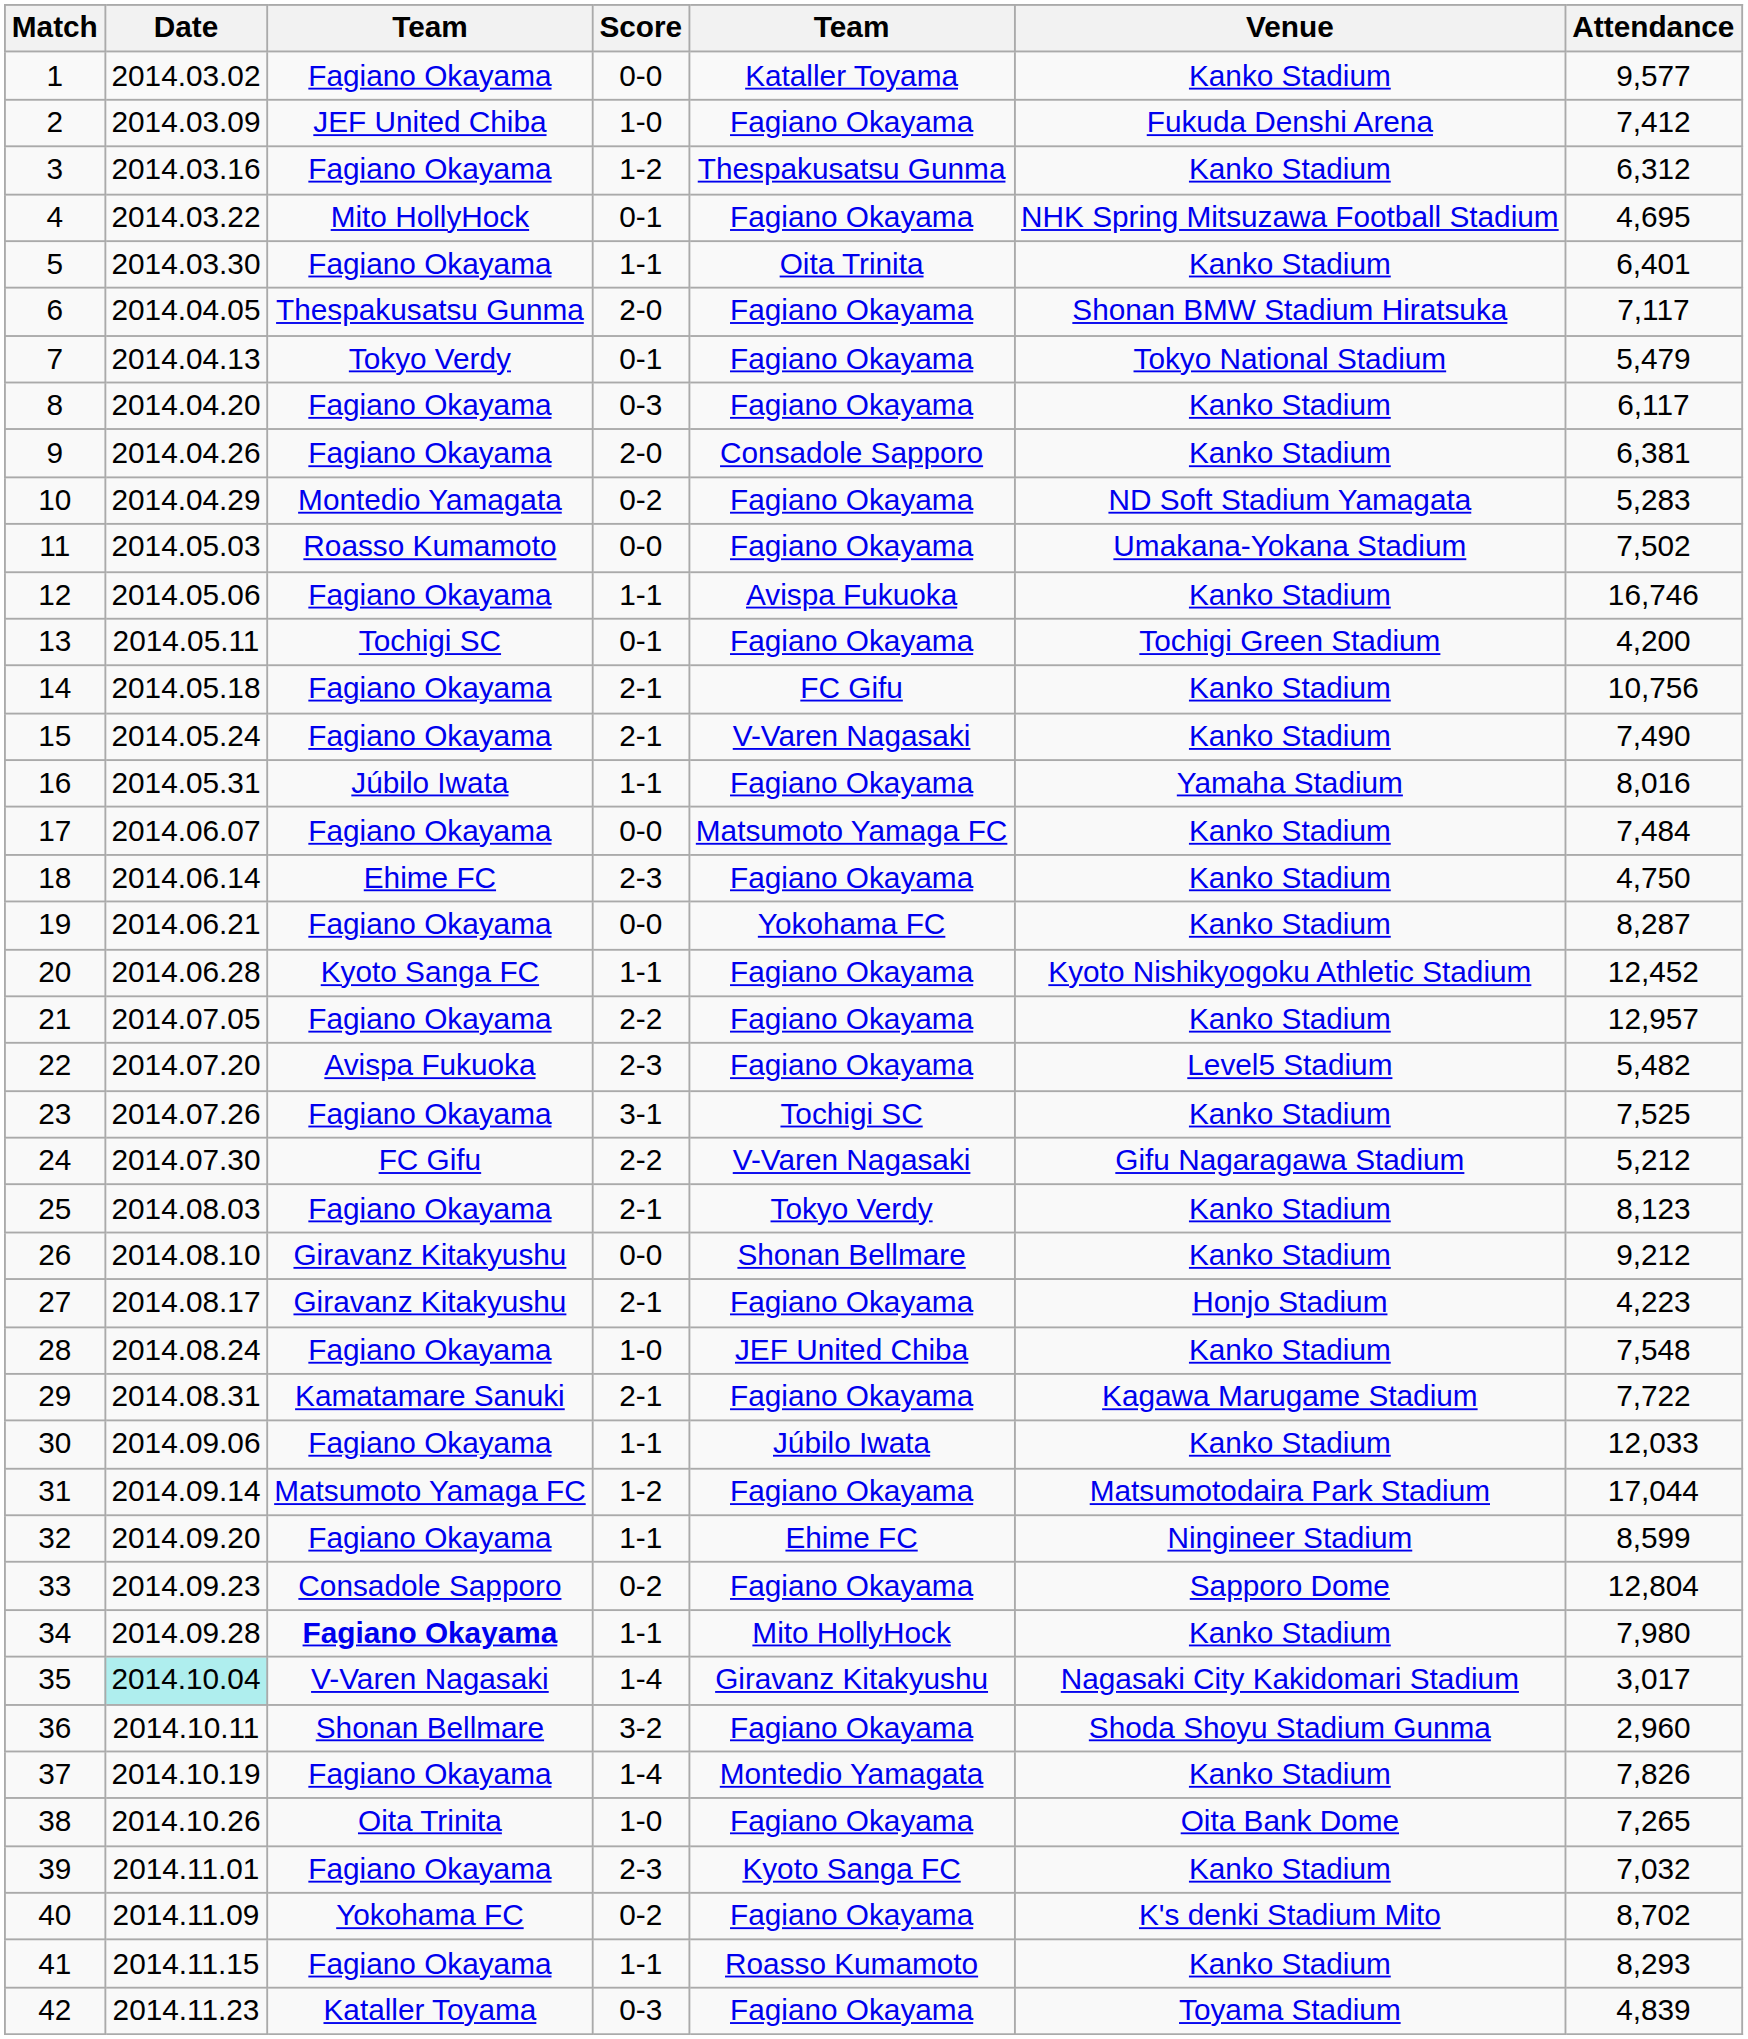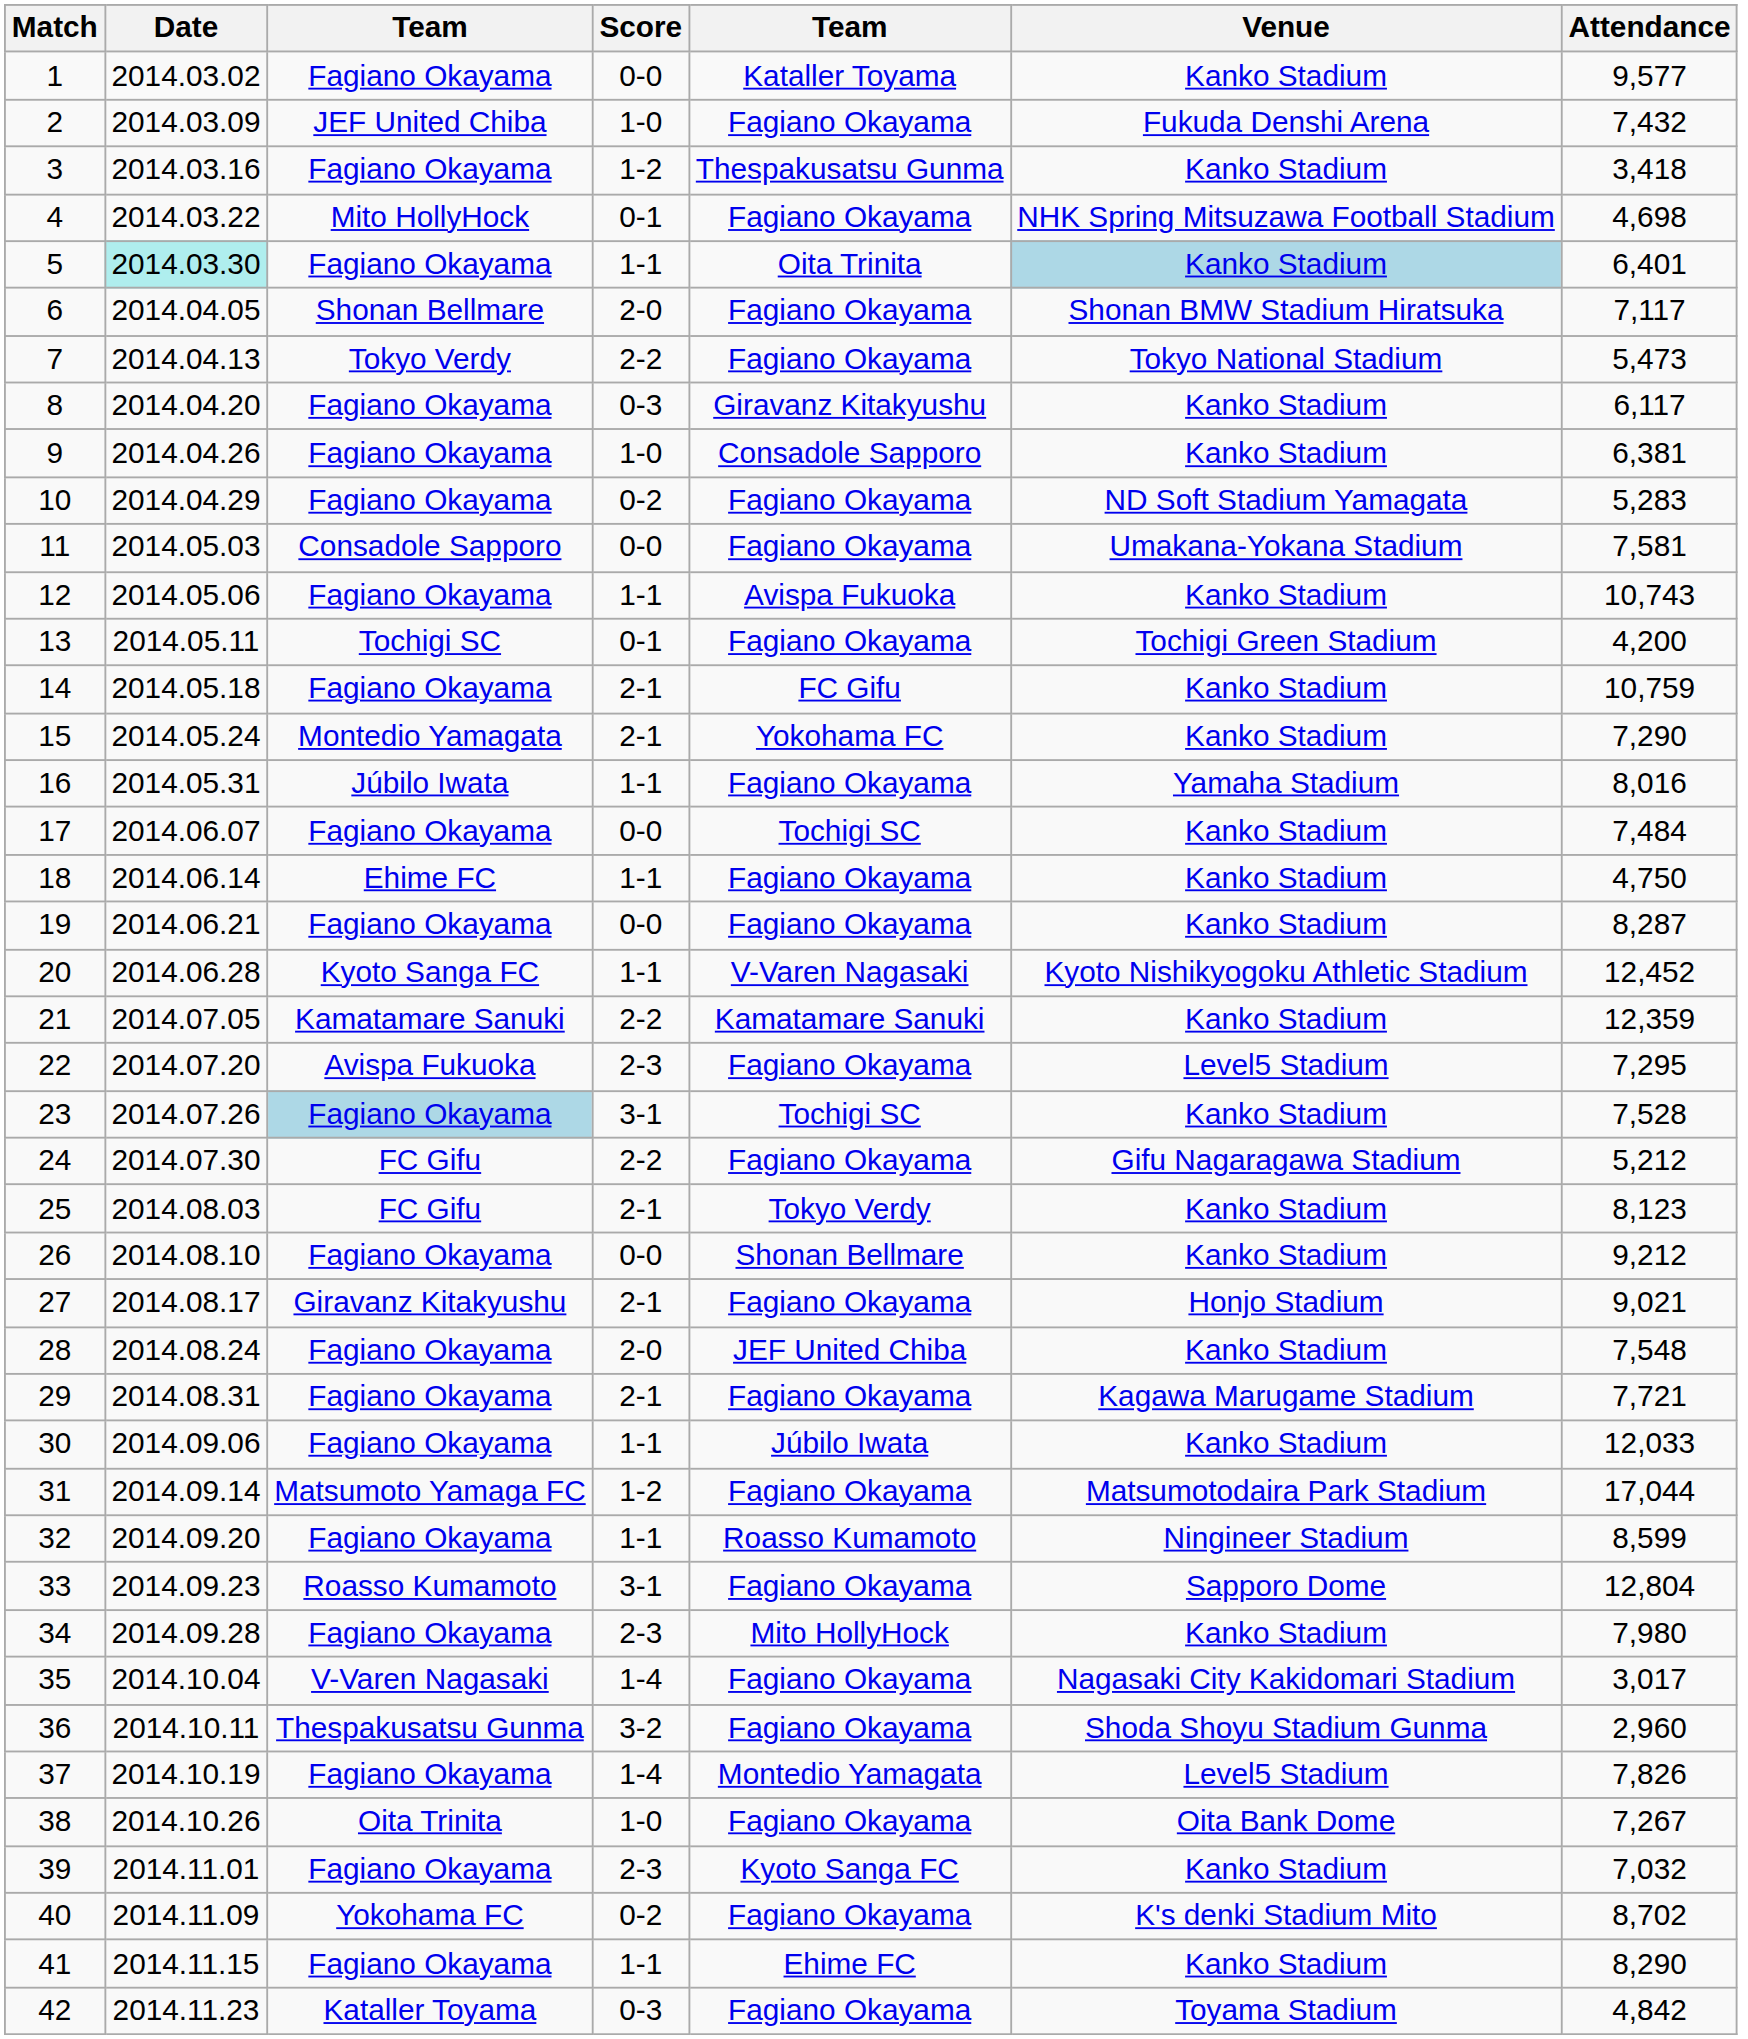(1653, 122) 7,412 -> (1650, 122) 7,432
(1653, 169) 6,312 -> (1650, 169) 3,418
(1653, 216) 4,695 -> (1650, 216) 4,698
(186, 264) no background -> (186, 264) paleturquoise background
(1290, 264) no background -> (1286, 264) lightblue background
(430, 311) Thespakusatsu Gunma -> (430, 311) Shonan Bellmare
(641, 358) 0-1 -> (641, 358) 2-2
(1653, 358) 5,479 -> (1650, 358) 5,473
(852, 405) Fagiano Okayama -> (850, 405) Giravanz Kitakyushu
(641, 452) 2-0 -> (641, 452) 1-0
(430, 500) Montedio Yamagata -> (430, 500) Fagiano Okayama
(430, 547) Roasso Kumamoto -> (430, 547) Consadole Sapporo
(1653, 547) 7,502 -> (1650, 547) 7,581
(1653, 594) 16,746 -> (1650, 594) 10,743
(1653, 688) 10,756 -> (1650, 688) 10,759
(430, 736) Fagiano Okayama -> (430, 736) Montedio Yamagata
(852, 736) V-Varen Nagasaki -> (850, 736) Yokohama FC
(1653, 736) 7,490 -> (1650, 736) 7,290
(852, 830) Matsumoto Yamaga FC -> (850, 830) Tochigi SC
(641, 877) 2-3 -> (641, 877) 1-1
(852, 924) Yokohama FC -> (850, 924) Fagiano Okayama
(852, 972) Fagiano Okayama -> (850, 972) V-Varen Nagasaki
(430, 1019) Fagiano Okayama -> (430, 1019) Kamatamare Sanuki
(852, 1019) Fagiano Okayama -> (850, 1019) Kamatamare Sanuki
(1653, 1019) 12,957 -> (1650, 1019) 12,359
(1653, 1066) 5,482 -> (1650, 1066) 7,295
(430, 1113) no background -> (430, 1113) lightblue background
(1653, 1113) 7,525 -> (1650, 1113) 7,528
(852, 1160) V-Varen Nagasaki -> (850, 1160) Fagiano Okayama
(430, 1208) Fagiano Okayama -> (430, 1208) FC Gifu
(430, 1255) Giravanz Kitakyushu -> (430, 1255) Fagiano Okayama
(1653, 1302) 4,223 -> (1650, 1302) 9,021
(641, 1349) 1-0 -> (641, 1349) 2-0
(430, 1396) Kamatamare Sanuki -> (430, 1396) Fagiano Okayama
(1653, 1396) 7,722 -> (1650, 1396) 7,721
(852, 1538) Ehime FC -> (850, 1538) Roasso Kumamoto
(430, 1585) Consadole Sapporo -> (430, 1585) Roasso Kumamoto
(641, 1585) 0-2 -> (641, 1585) 3-1
(430, 1632) bold -> (430, 1632) normal
(641, 1632) 1-1 -> (641, 1632) 2-3
(186, 1680) paleturquoise background -> (186, 1680) no background
(852, 1680) Giravanz Kitakyushu -> (850, 1680) Fagiano Okayama
(430, 1727) Shonan Bellmare -> (430, 1727) Thespakusatsu Gunma
(1290, 1774) Kanko Stadium -> (1286, 1774) Level5 Stadium
(1653, 1821) 7,265 -> (1650, 1821) 7,267
(852, 1963) Roasso Kumamoto -> (850, 1963) Ehime FC
(1653, 1963) 8,293 -> (1650, 1963) 8,290
(1653, 2010) 4,839 -> (1650, 2010) 4,842
